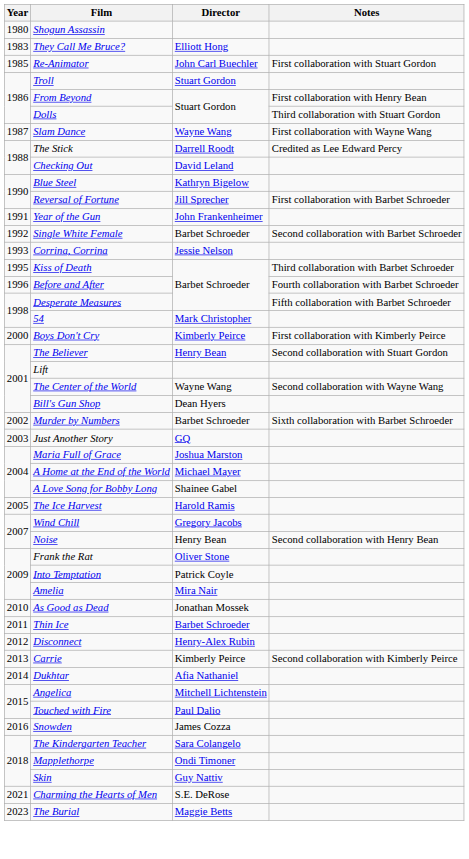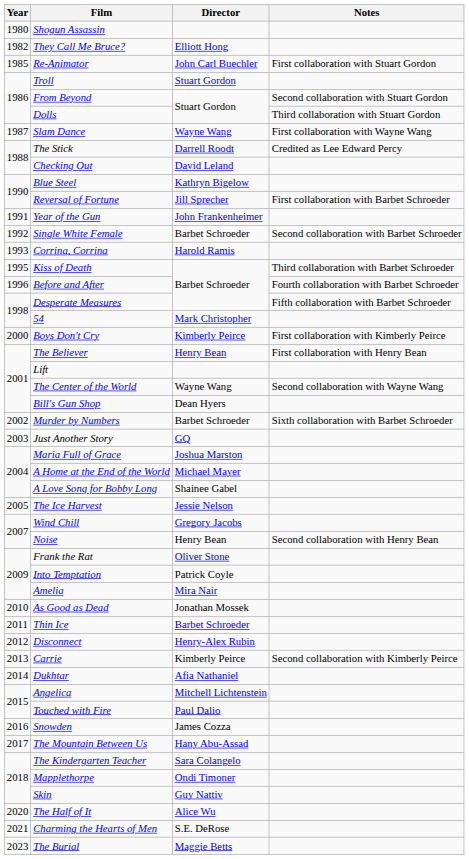(18, 47) 1983 -> (18, 47) 1982
(349, 98) First collaboration with Henry Bean -> (360, 98) Second collaboration with Stuart Gordon
(204, 251) Jessie Nelson -> (205, 251) Harold Ramis
(360, 353) Second collaboration with Stuart Gordon -> (349, 353) First collaboration with Henry Bean
(205, 506) Harold Ramis -> (204, 506) Jessie Nelson
+ row: (90, 744)
+ row: (62, 812)
